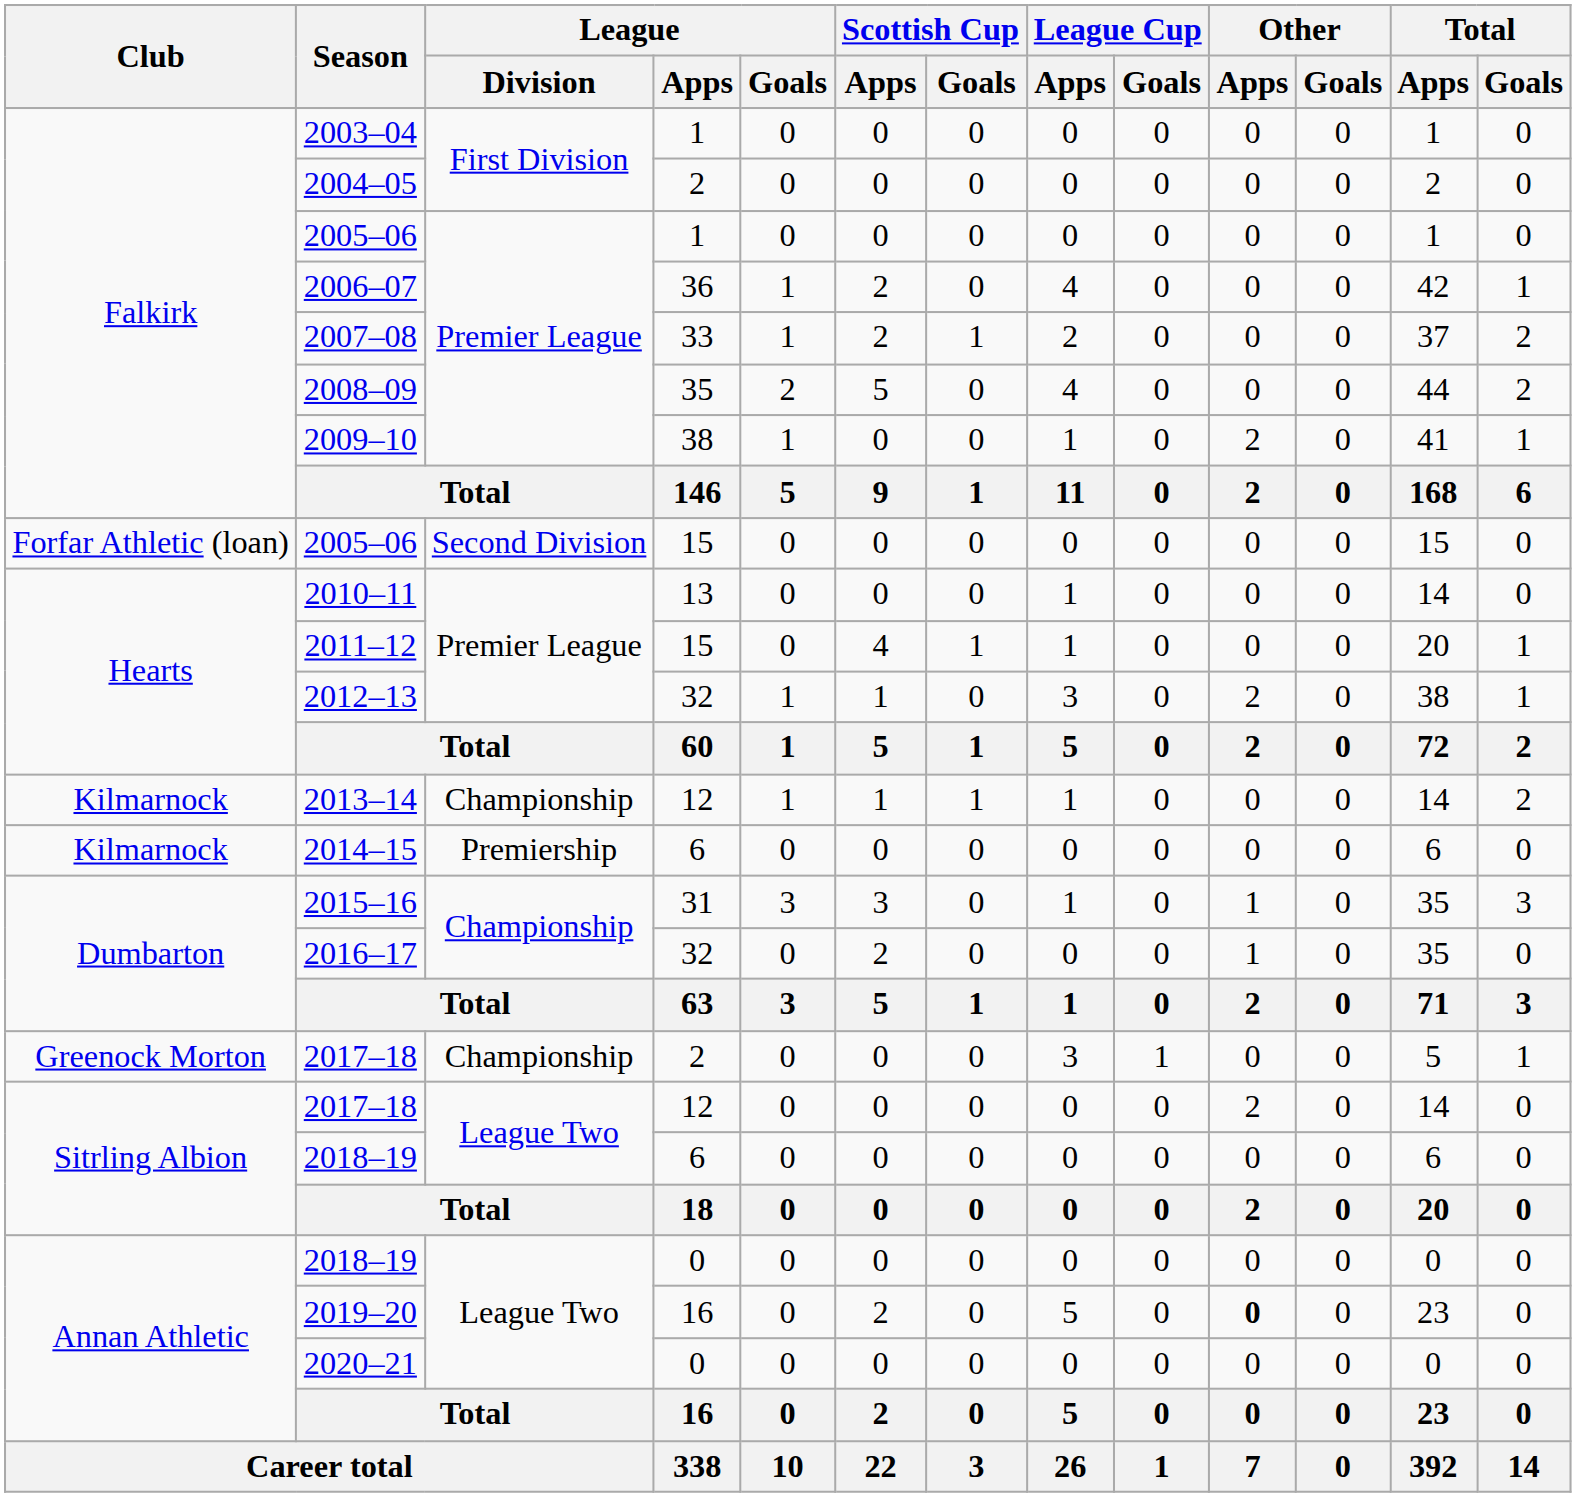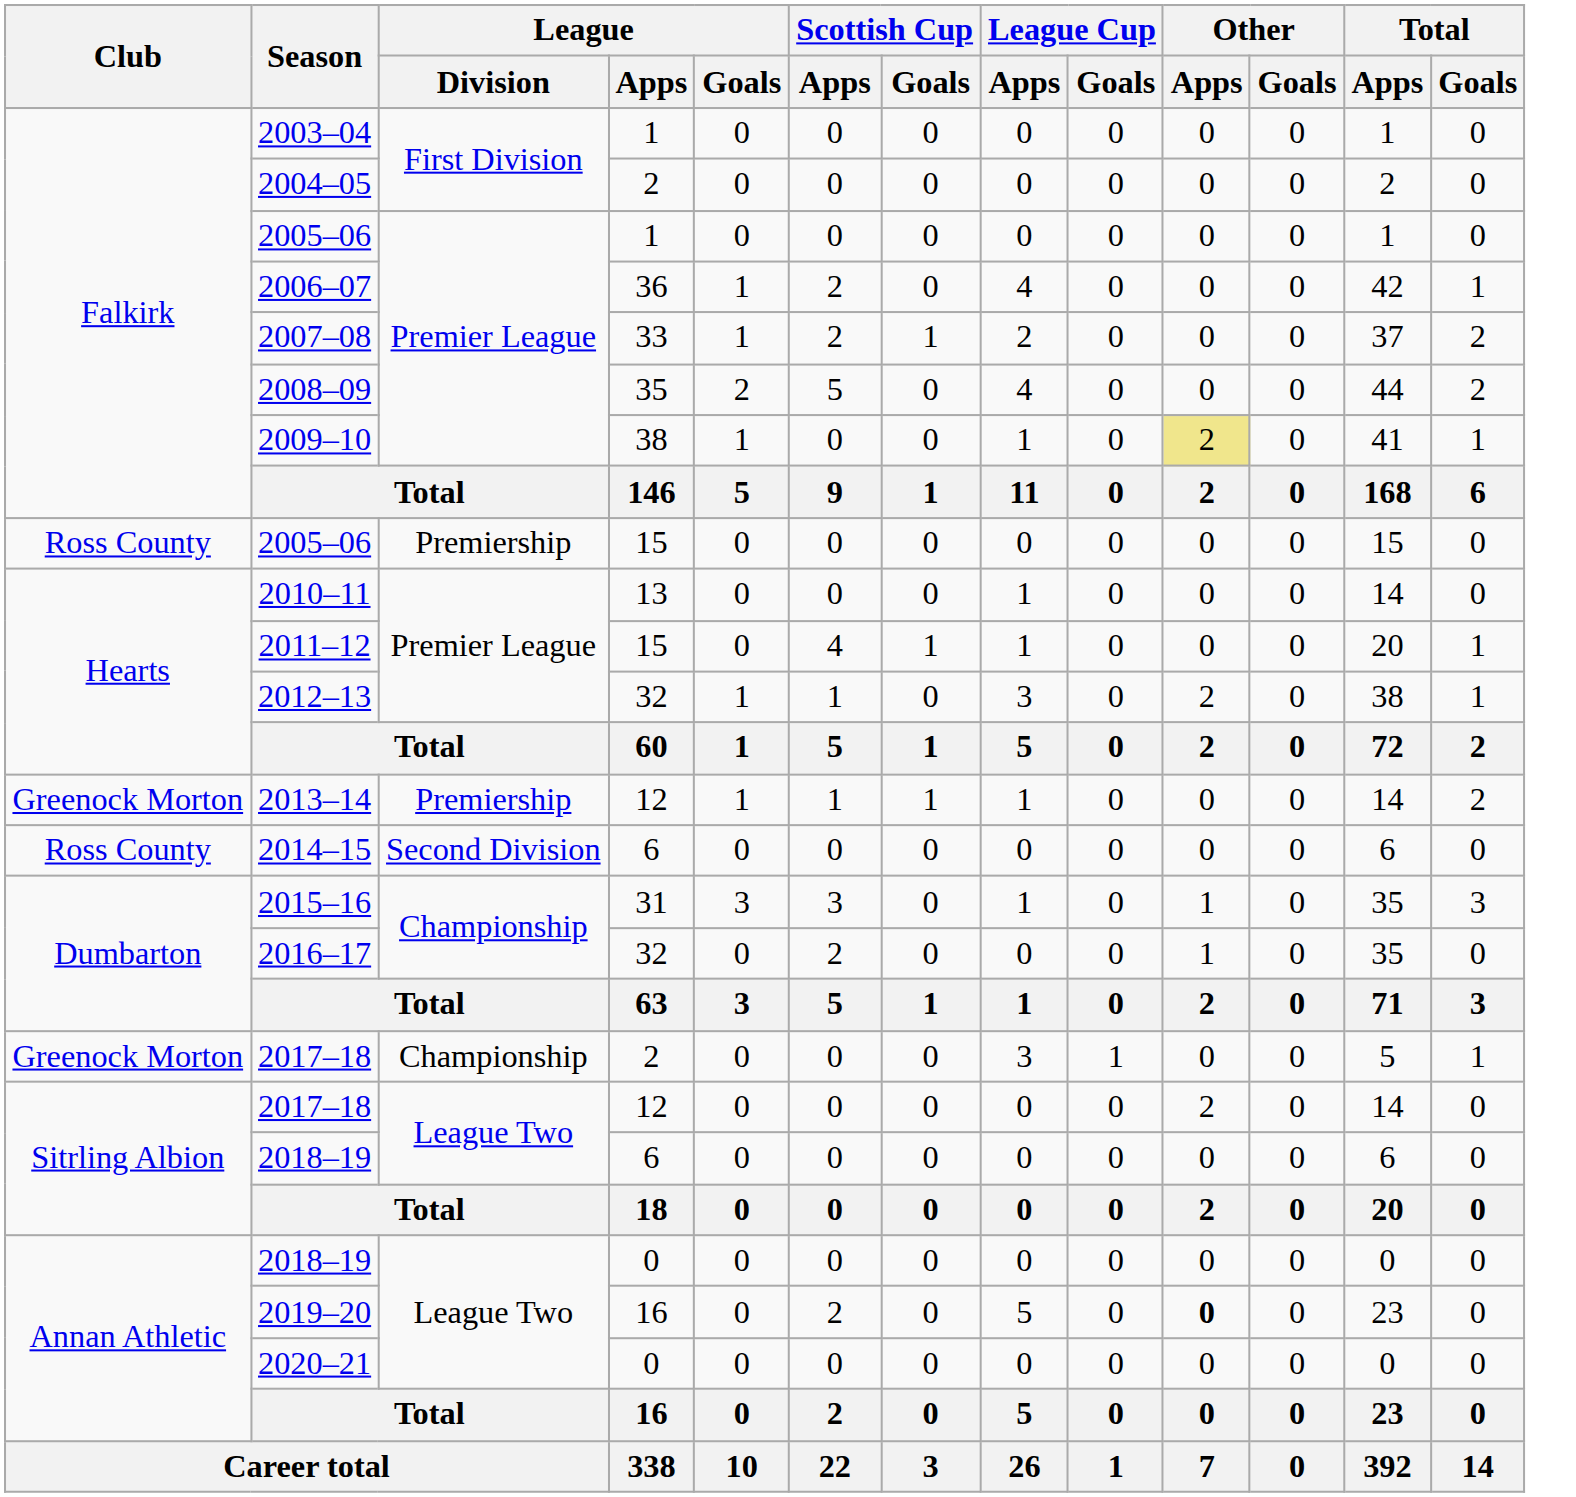(1252, 440) no background -> (1207, 440) khaki background
(151, 542) Forfar Athletic (loan) -> (128, 542) Ross County
(539, 542) Second Division -> (493, 542) Premiership
(151, 798) Kilmarnock -> (128, 798) Greenock Morton
(539, 798) Championship -> (493, 798) Premiership
(151, 850) Kilmarnock -> (128, 850) Ross County
(539, 850) Premiership -> (493, 850) Second Division
